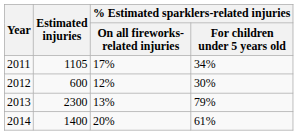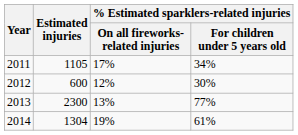(205, 102) 79% -> (205, 102) 77%
(76, 121) 1400 -> (76, 121) 1304
(104, 121) 20% -> (104, 121) 19%
